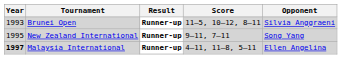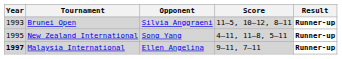columns swapped: (300, 10) <-> (162, 10)
(207, 35) 9–11, 7–11 -> (252, 35) 4–11, 11–8, 5–11
(221, 47) 4–11, 11–8, 5–11 -> (238, 47) 9–11, 7–11
